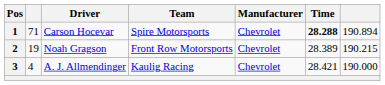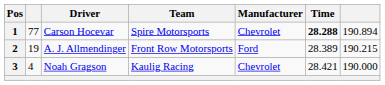(33, 31) 71 -> (33, 31) 77
(75, 49) Noah Gragson -> (85, 49) A. J. Allmendinger
(259, 49) Chevrolet -> (248, 49) Ford
(85, 66) A. J. Allmendinger -> (75, 66) Noah Gragson
